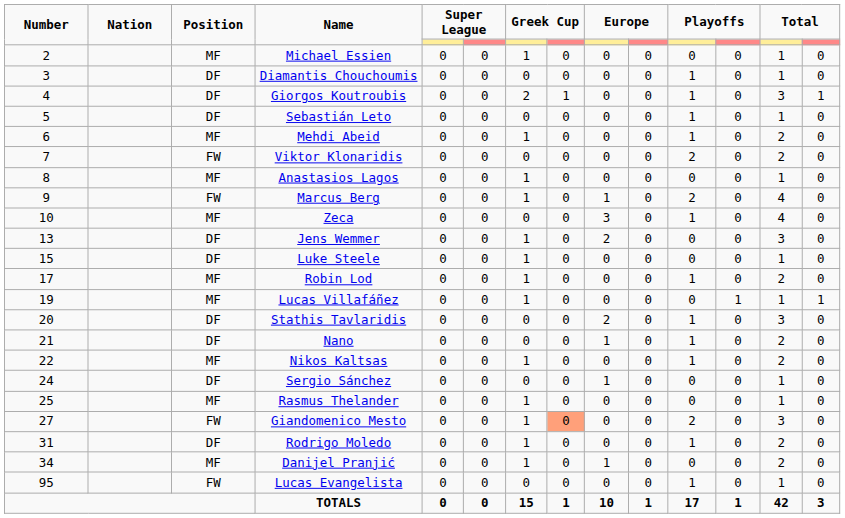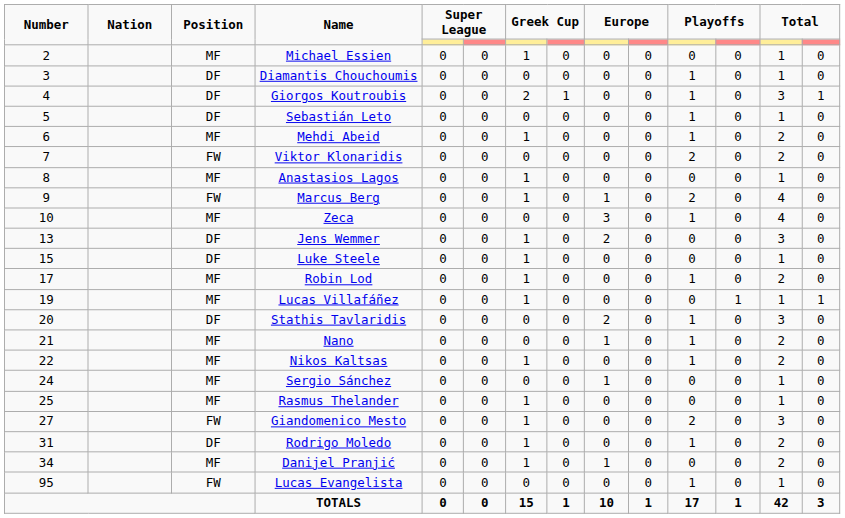(213, 340) DF -> (213, 340) MF
(213, 381) DF -> (213, 381) MF
(566, 421) lightsalmon background -> (566, 421) no background
